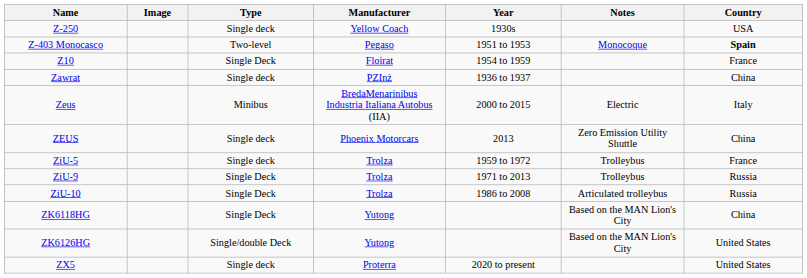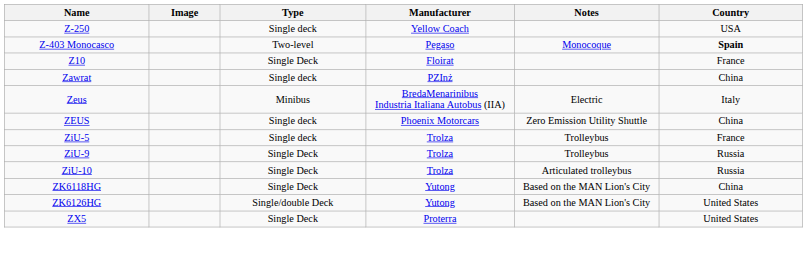- column: (503, 12)
(251, 265) Single deck -> (293, 219) Single Deck
